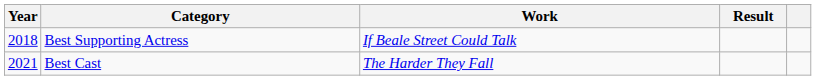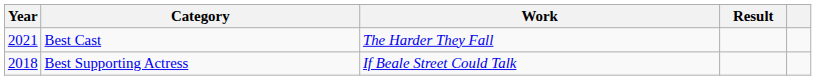rows swapped: (116, 39) <-> (73, 63)
